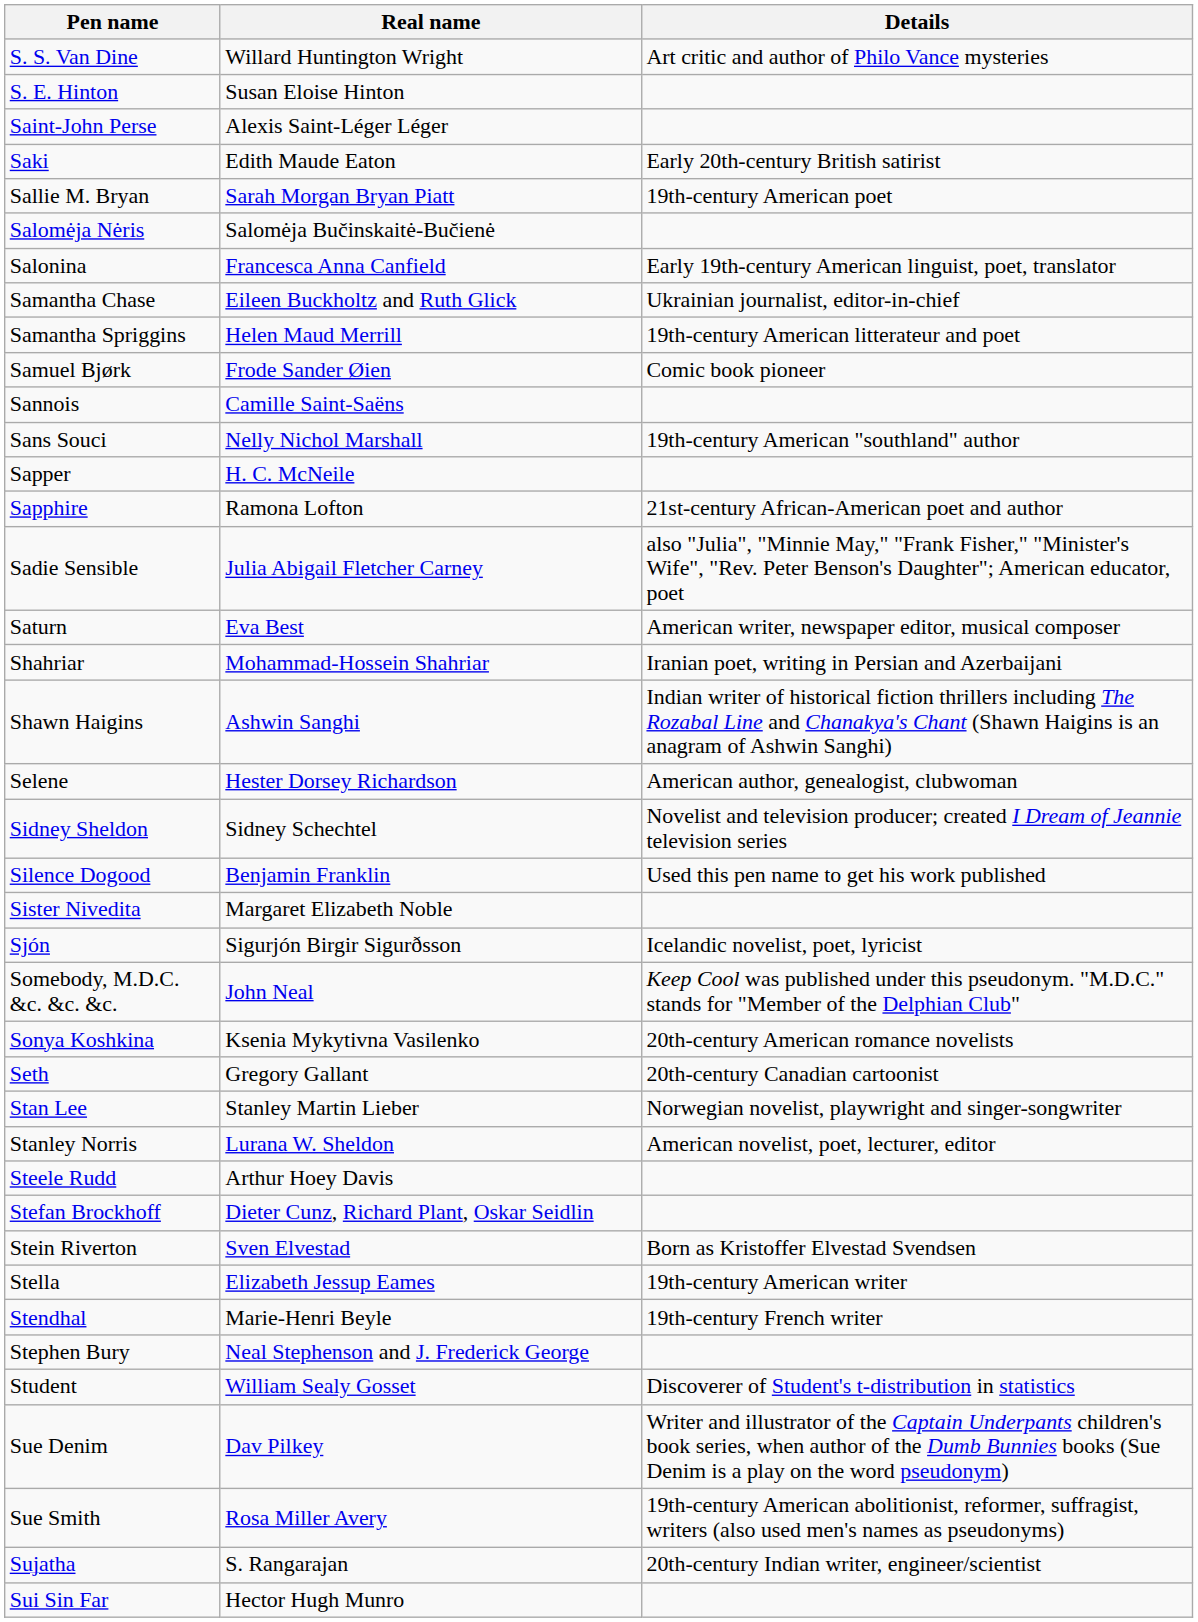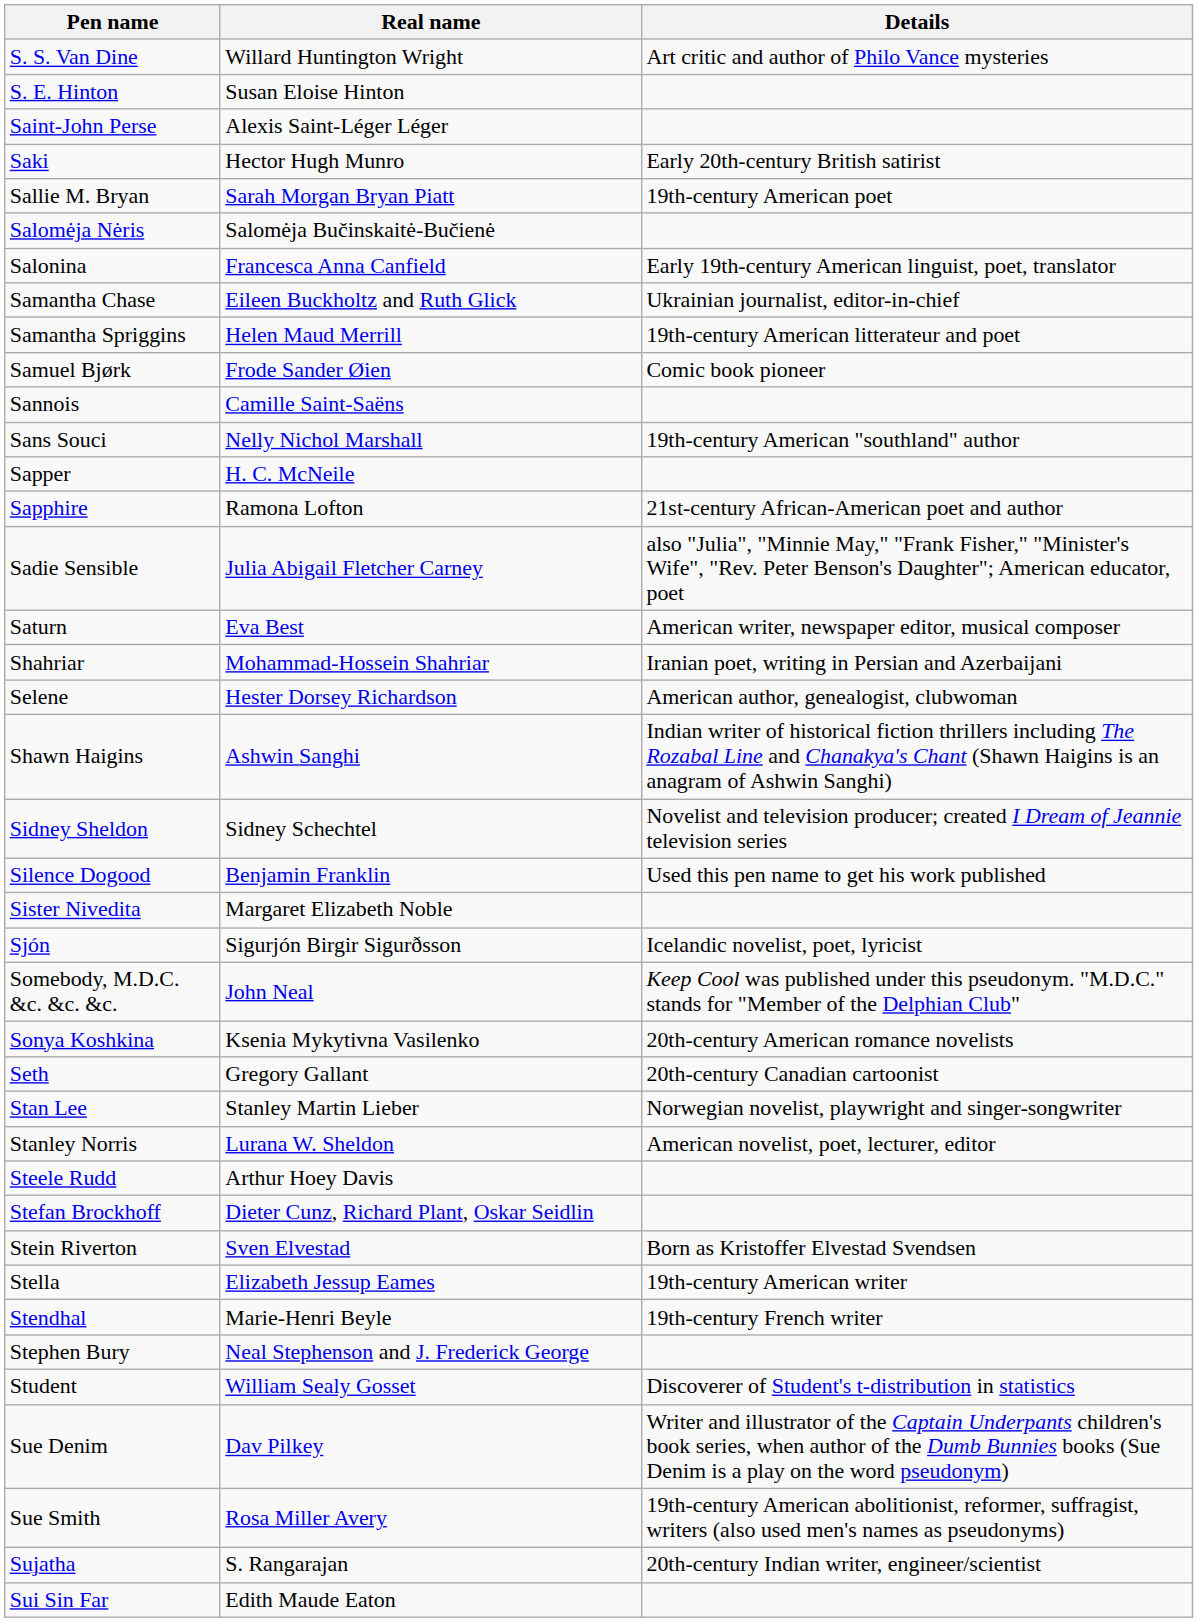(311, 160) Edith Maude Eaton -> (315, 160) Hector Hugh Munro
rows swapped: (39, 781) <-> (76, 721)
(315, 1599) Hector Hugh Munro -> (311, 1599) Edith Maude Eaton
